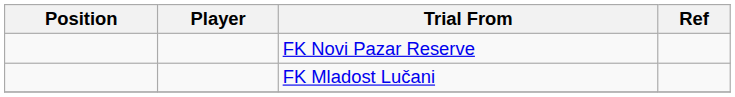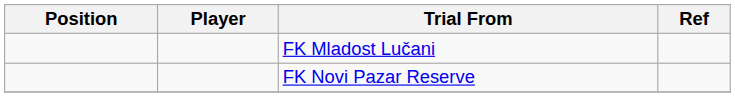rows swapped: (359, 77) <-> (379, 48)
